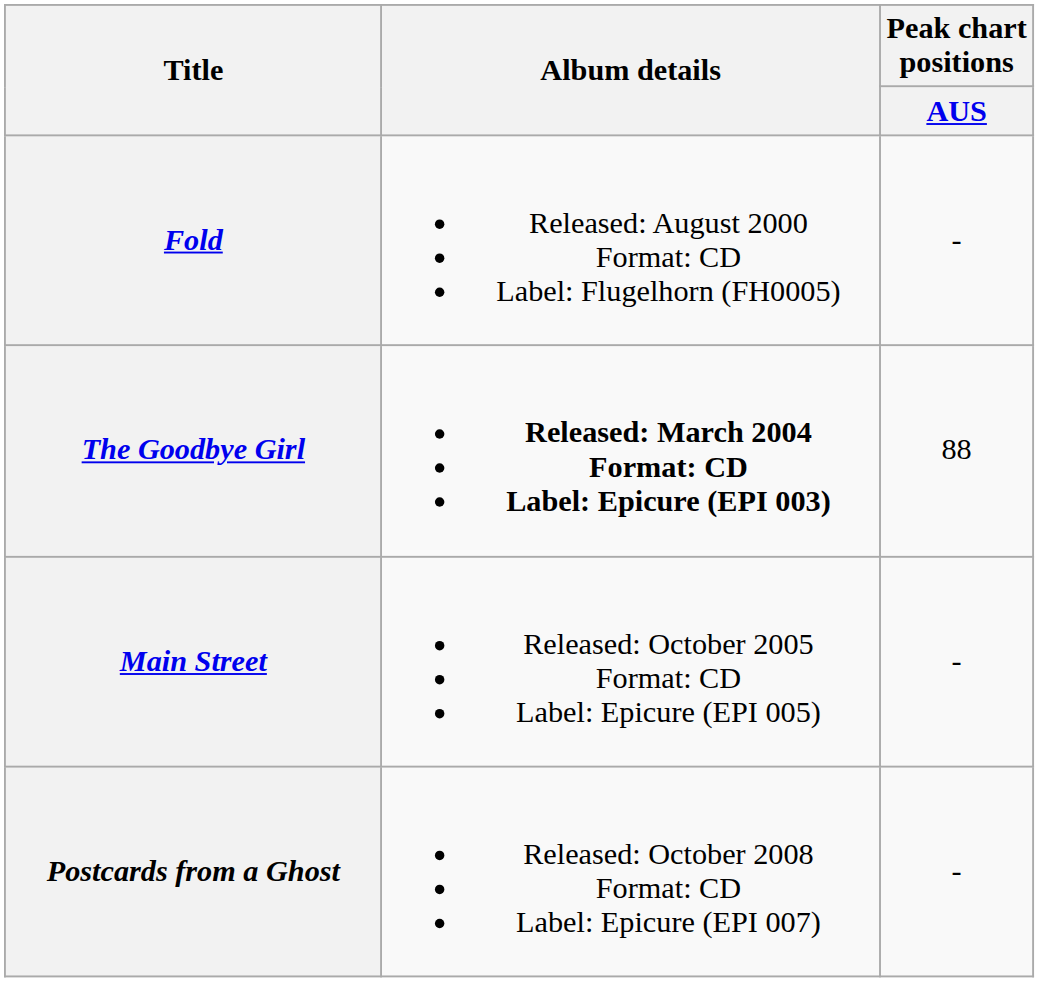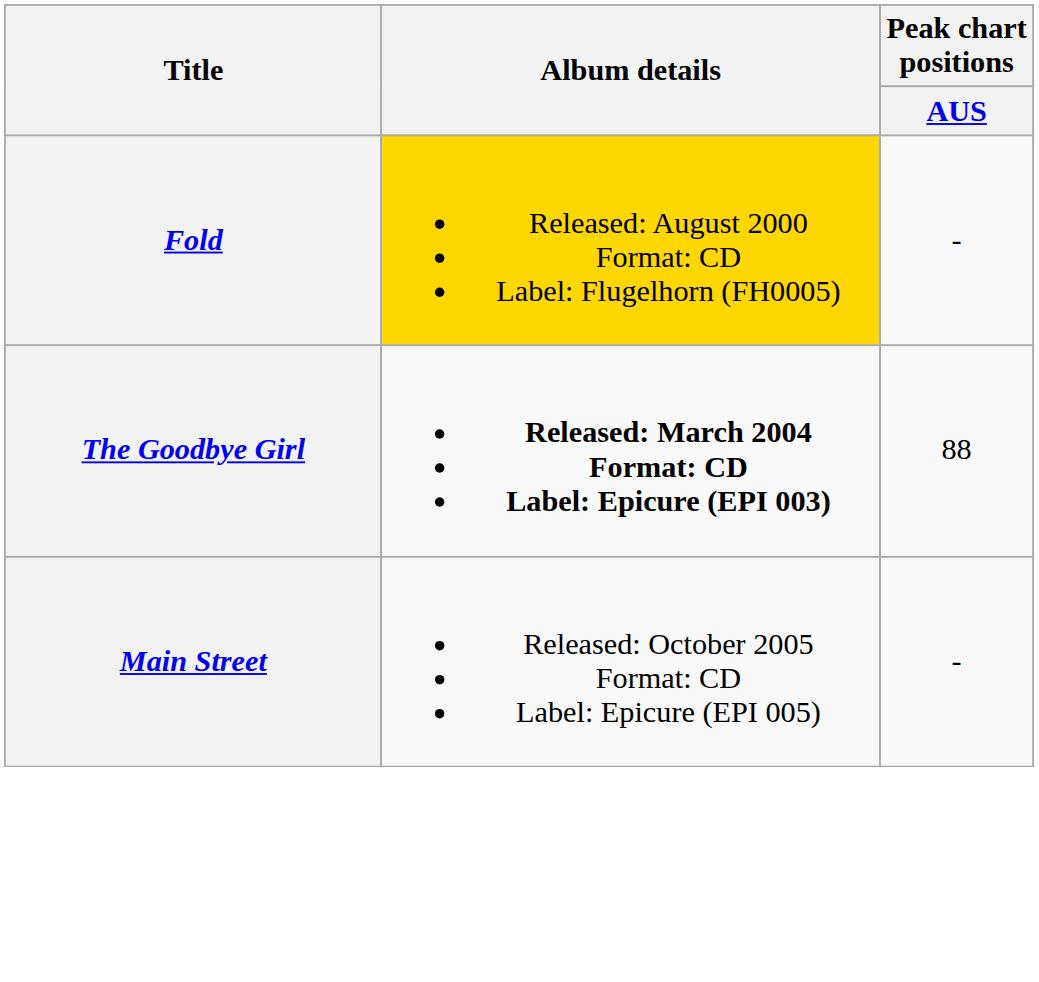(631, 257) no background -> (631, 257) gold background
- row: (193, 871)
